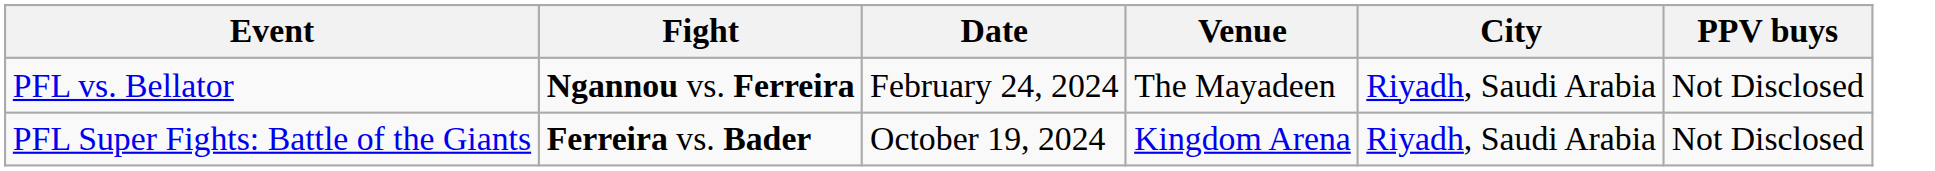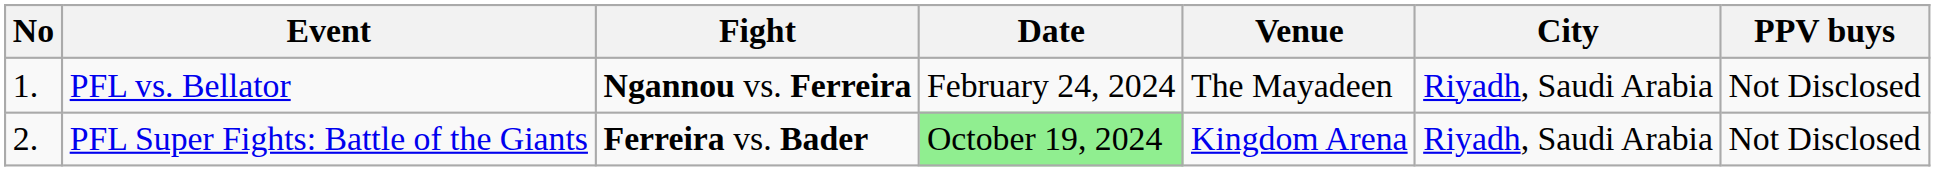+ column: (33, 31)
(988, 138) no background -> (1045, 138) lightgreen background
